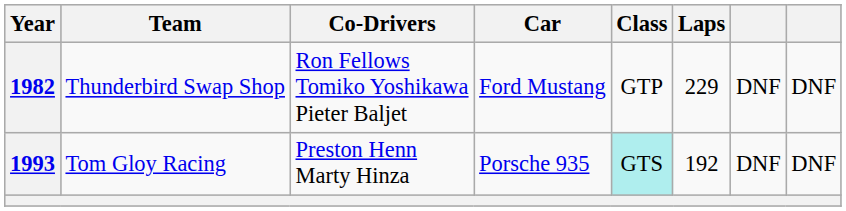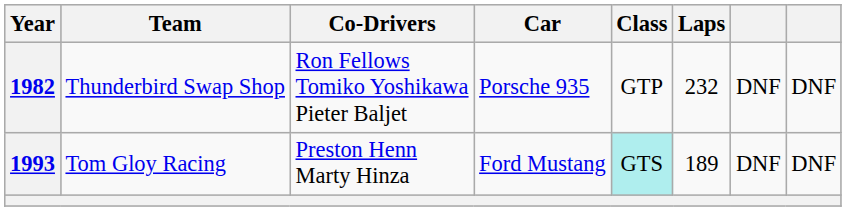(542, 86) Ford Mustang -> (534, 86) Porsche 935
(702, 86) 229 -> (702, 86) 232
(534, 163) Porsche 935 -> (542, 163) Ford Mustang
(702, 163) 192 -> (702, 163) 189
